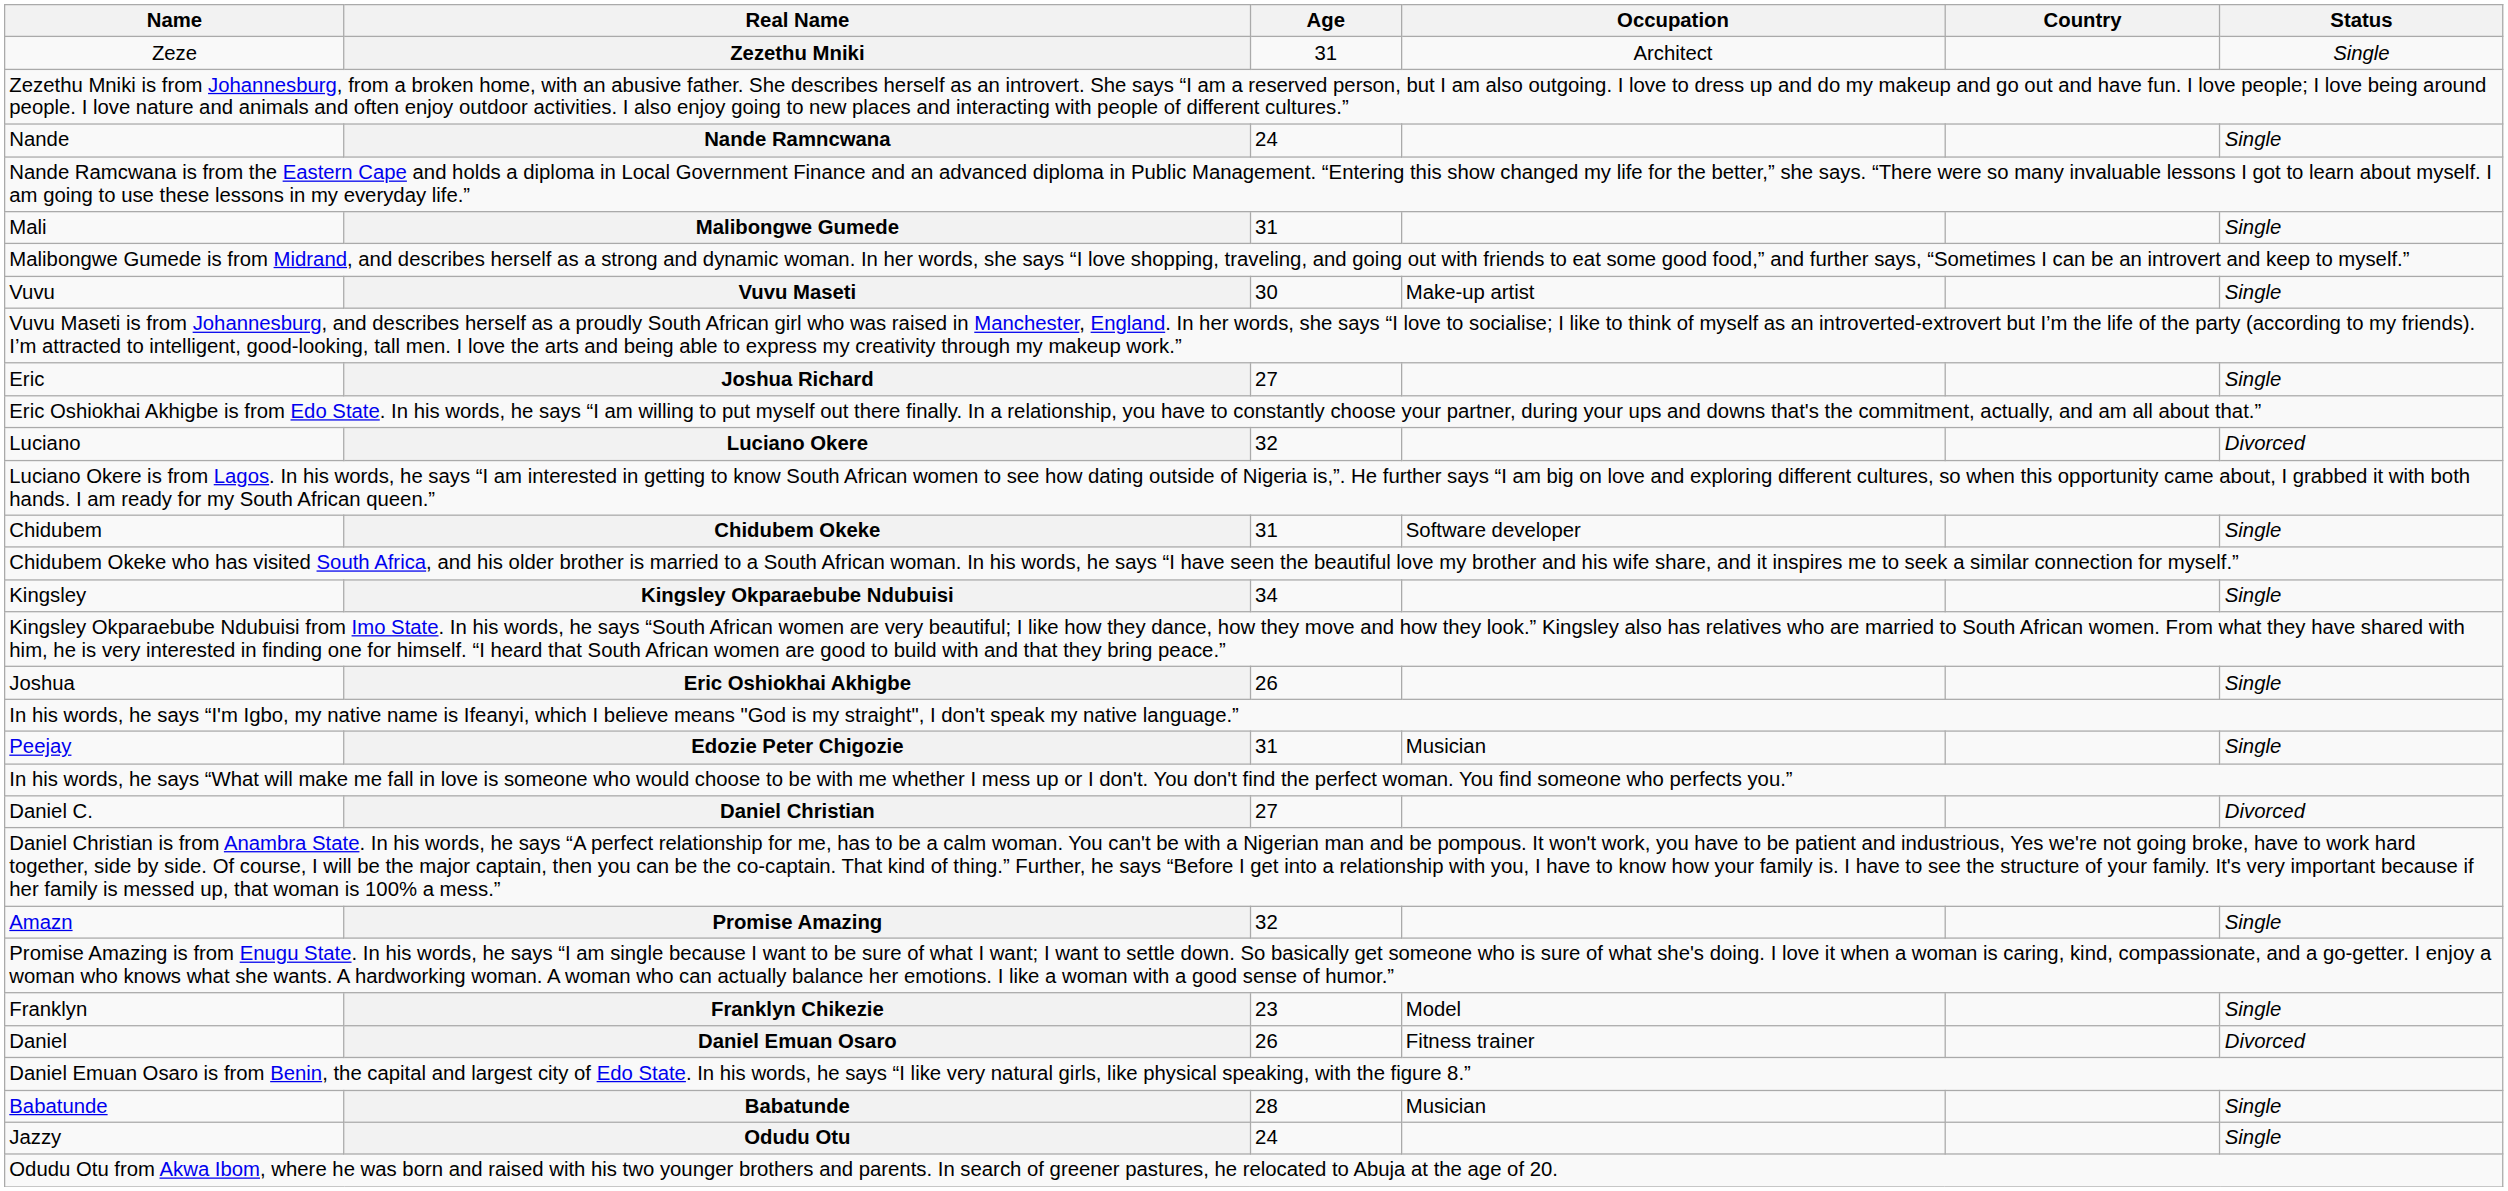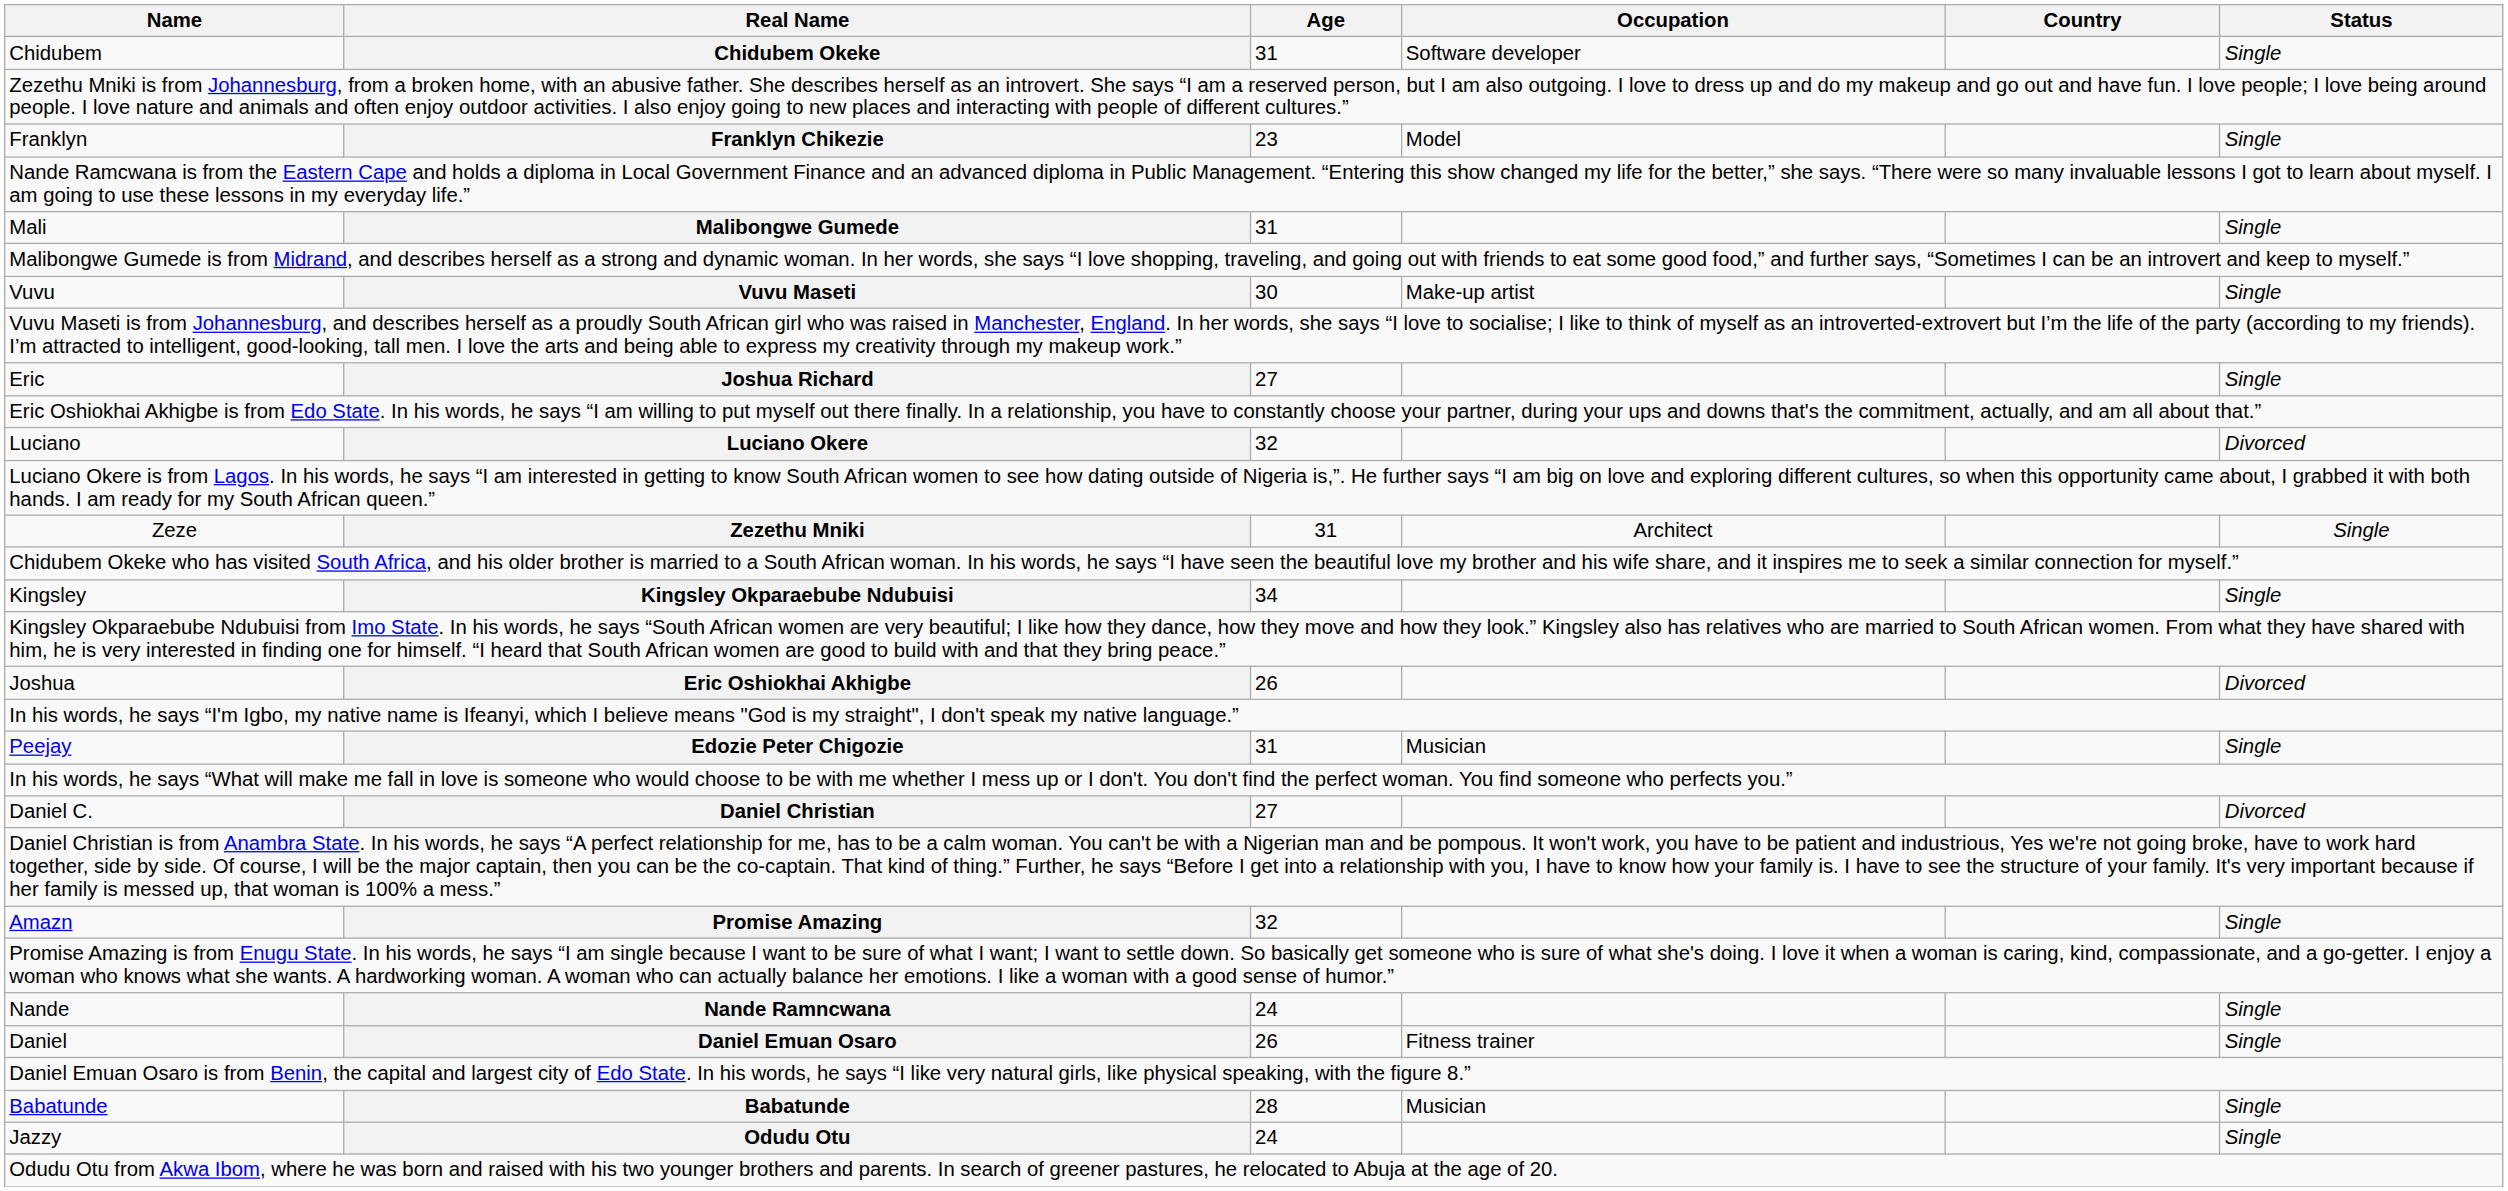rows swapped: (174, 52) <-> (56, 530)
rows swapped: (39, 140) <-> (48, 1009)
(2253, 682) Single -> (2265, 682) Divorced
(2265, 1041) Divorced -> (2253, 1041) Single
